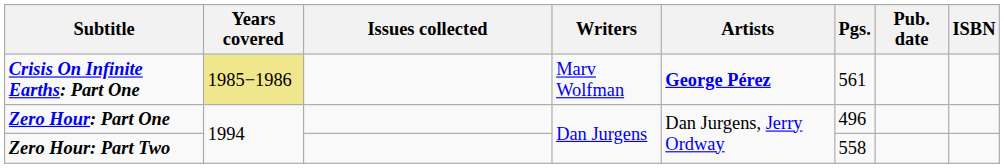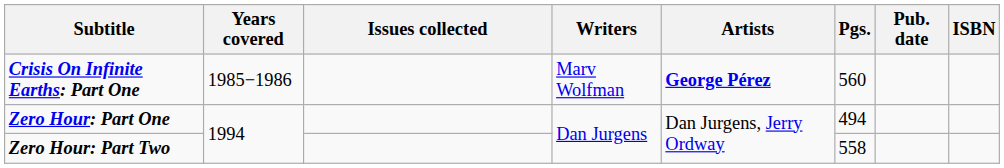(250, 79) khaki background -> (250, 79) no background
(852, 79) 561 -> (852, 79) 560
(852, 118) 496 -> (852, 118) 494
